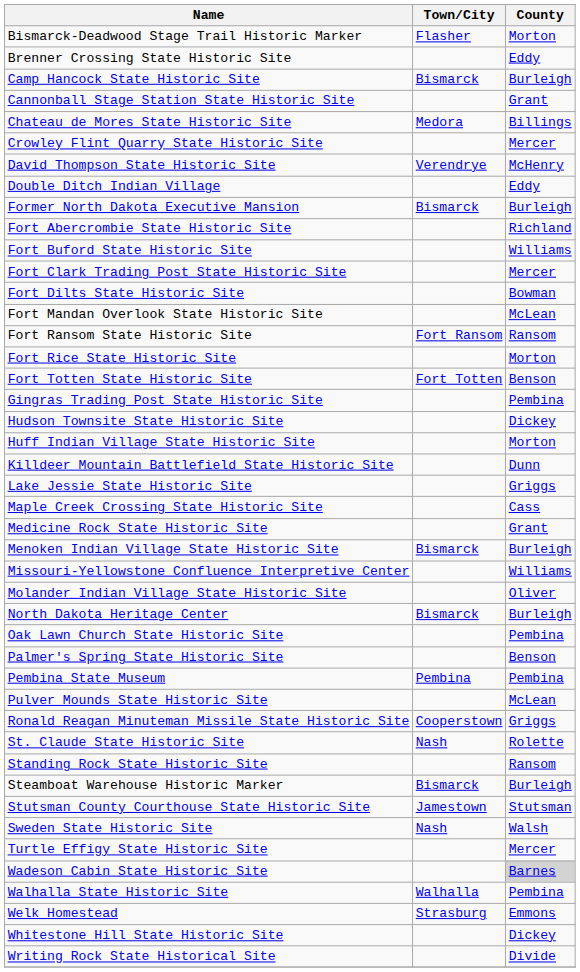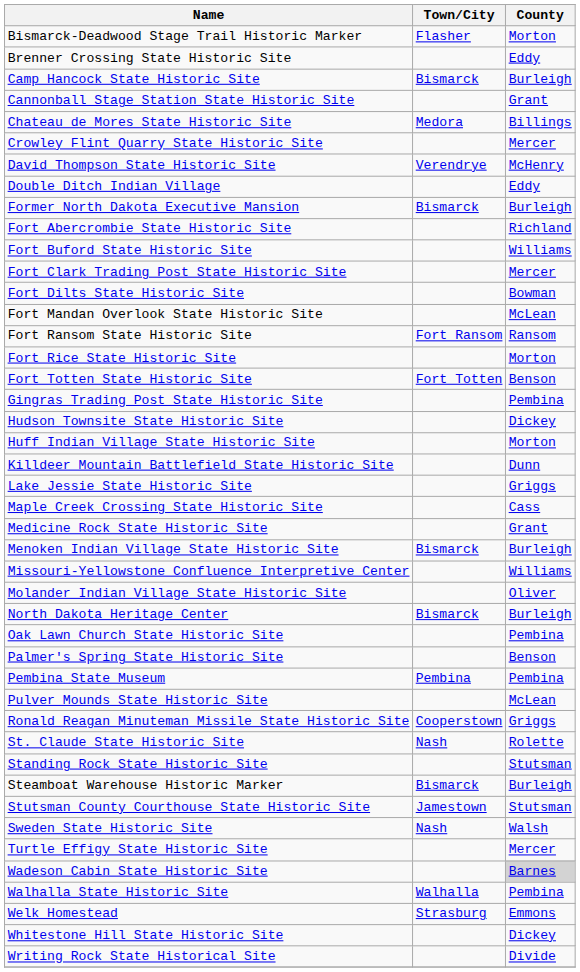(532, 764) Ransom -> (540, 764) Stutsman
